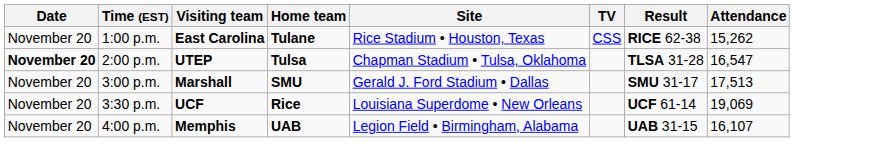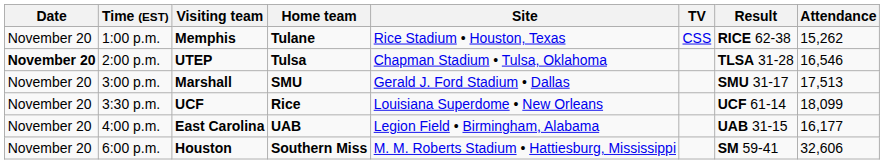(220, 38) East Carolina -> (205, 38) Memphis
(732, 60) 16,547 -> (822, 60) 16,546
(732, 104) 19,069 -> (822, 104) 18,099
(205, 126) Memphis -> (220, 126) East Carolina
(732, 126) 16,107 -> (822, 126) 16,177
+ row: (131, 149)
